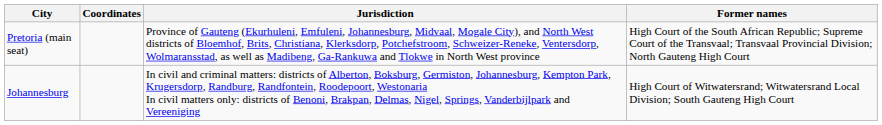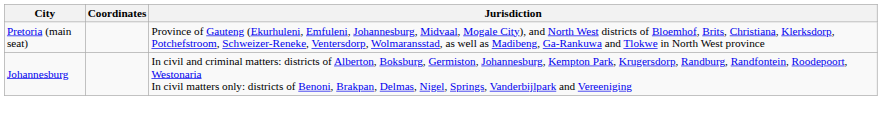- column: (752, 13)
